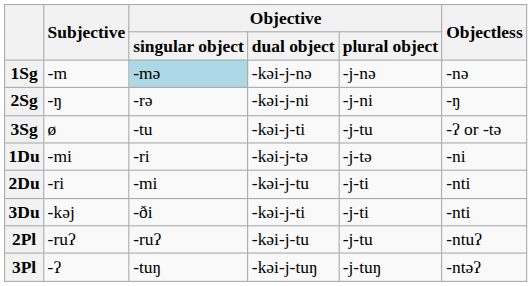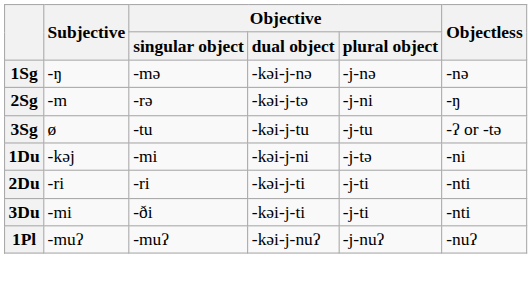(57, 73) -m -> (55, 73) -ŋ
(147, 73) lightblue background -> (147, 73) no background
(55, 101) -ŋ -> (57, 101) -m
(280, 101) -kəi-j-ni -> (280, 101) -kəi-j-tə
(278, 128) -kəi-j-ti -> (280, 128) -kəi-j-tu
(60, 156) -mi -> (61, 156) -kəj
(141, 156) -ri -> (145, 156) -mi
(280, 156) -kəi-j-tə -> (280, 156) -kəi-j-ni
(145, 184) -mi -> (141, 184) -ri
(280, 184) -kəi-j-tu -> (278, 184) -kəi-j-ti
(61, 211) -kəj -> (60, 211) -mi
+ row: (24, 239)
- row: (24, 239)
- row: (24, 267)
